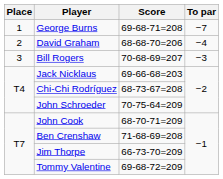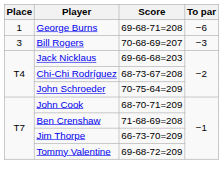(201, 27) −7 -> (201, 27) −6
- row: (68, 43)
